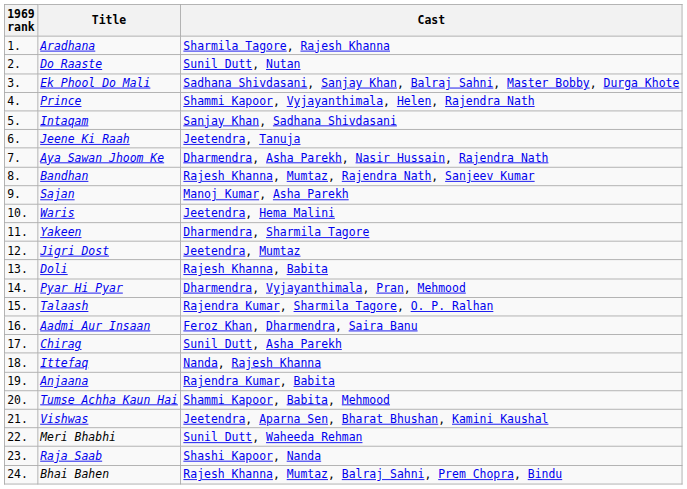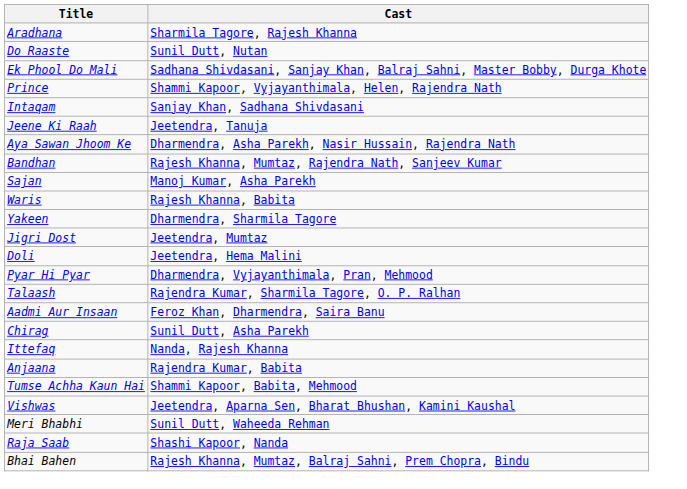- column: (21, 20)
(259, 213) Jeetendra, Hema Malini -> (223, 200) Rajesh Khanna, Babita
(256, 269) Rajesh Khanna, Babita -> (226, 256) Jeetendra, Hema Malini
